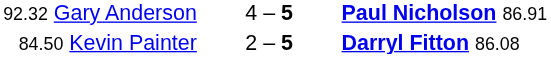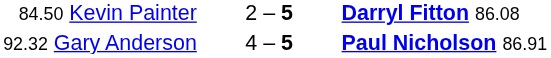rows swapped: (108, 42) <-> (100, 13)
